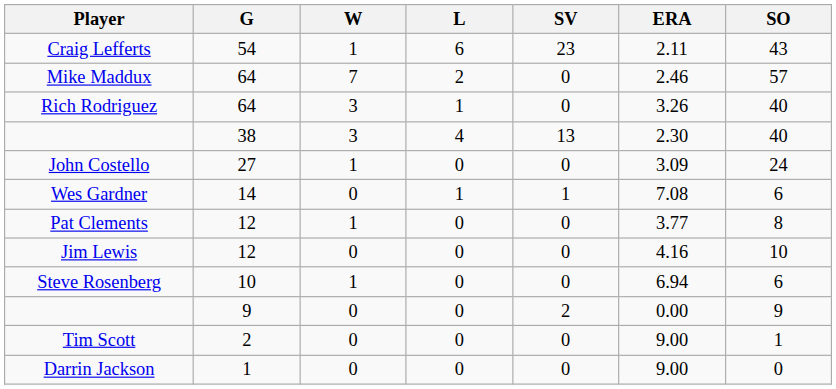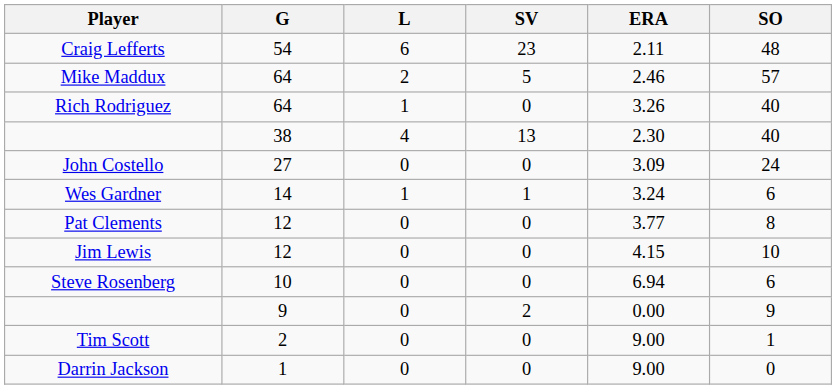- column: (353, 19)
(778, 48) 43 -> (771, 48) 48
(566, 77) 0 -> (527, 77) 5
(672, 194) 7.08 -> (649, 194) 3.24
(672, 252) 4.16 -> (649, 252) 4.15
